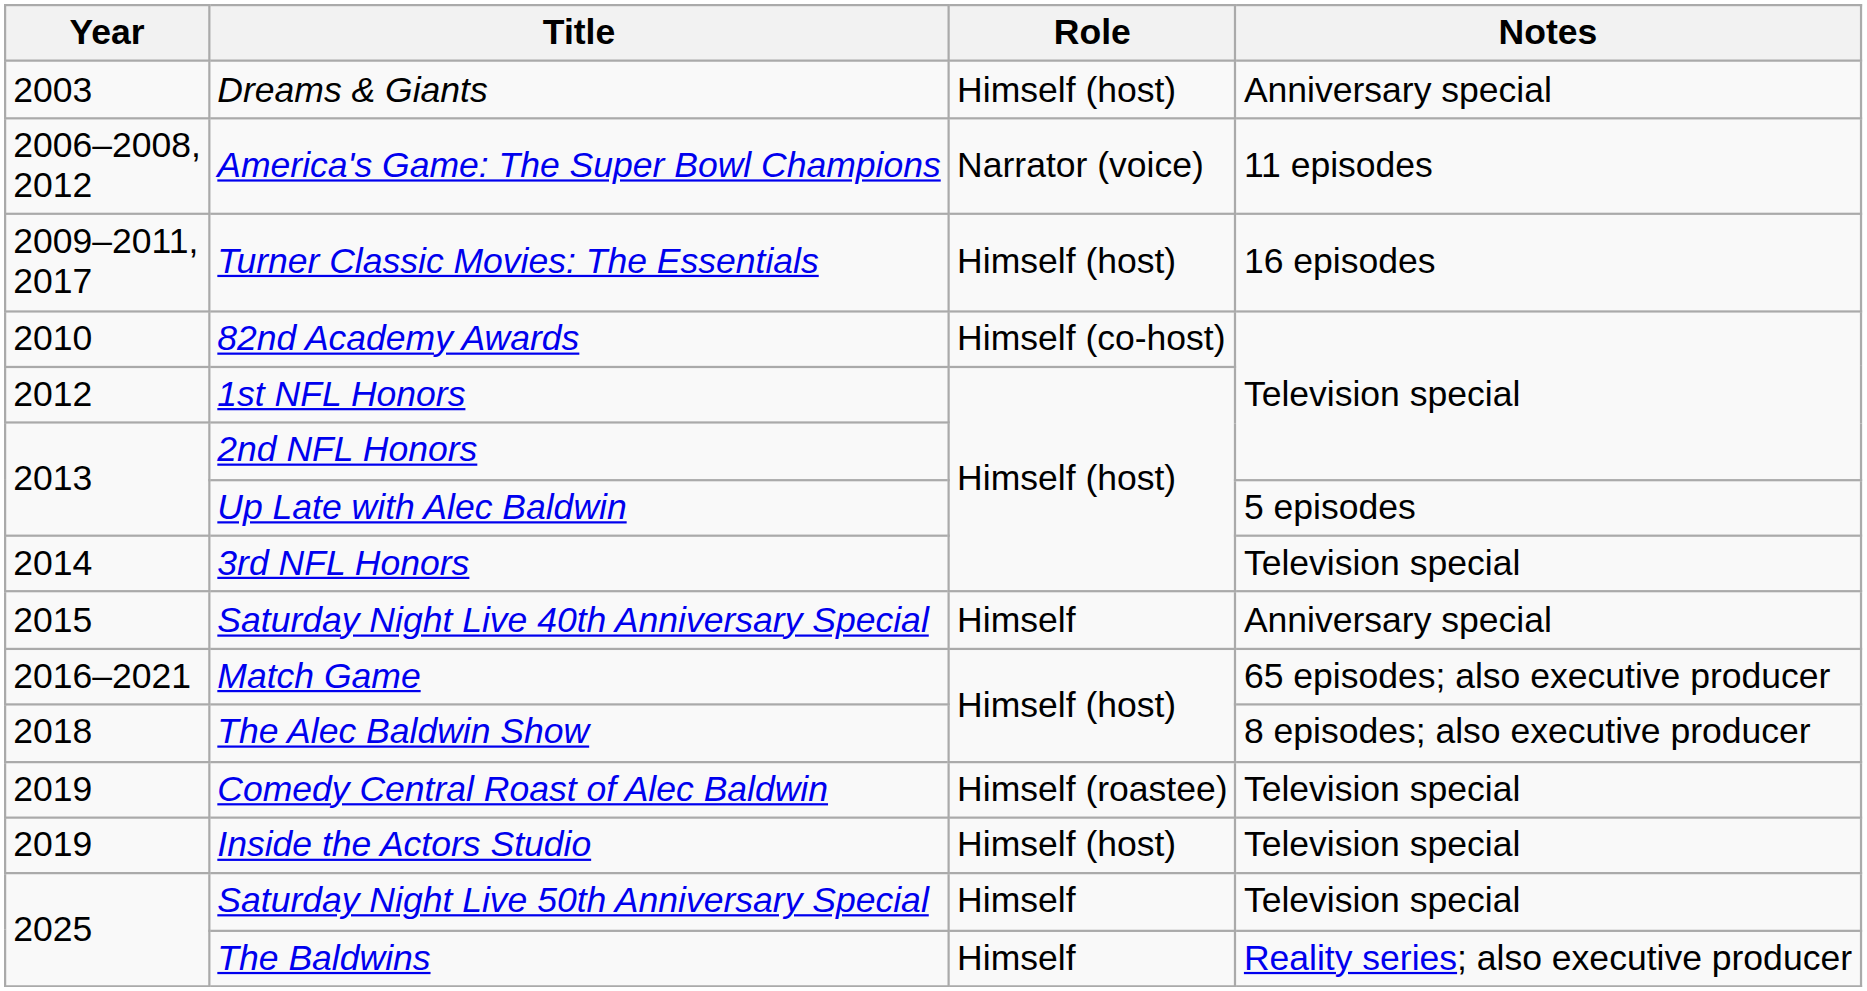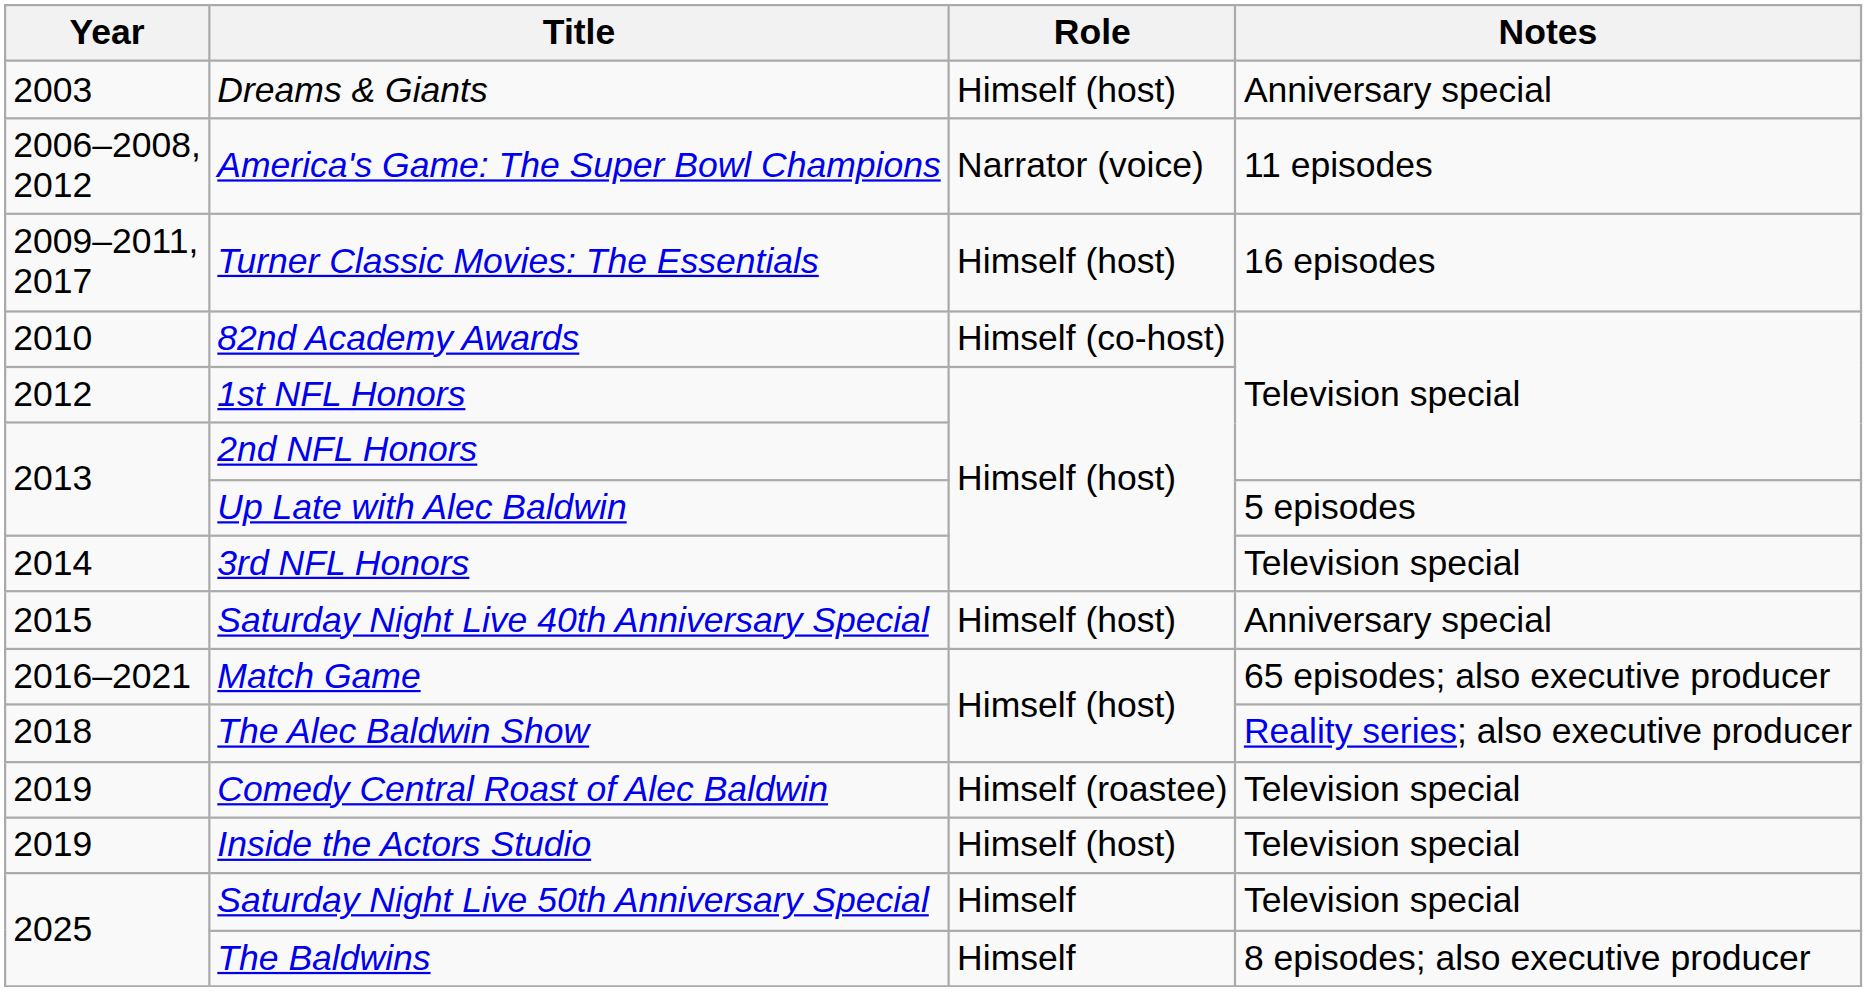(1016, 619) Himself -> (1067, 619) Himself (host)
(1527, 732) 8 episodes; also executive producer -> (1548, 732) Reality series; also executive producer
(1548, 957) Reality series; also executive producer -> (1527, 957) 8 episodes; also executive producer
